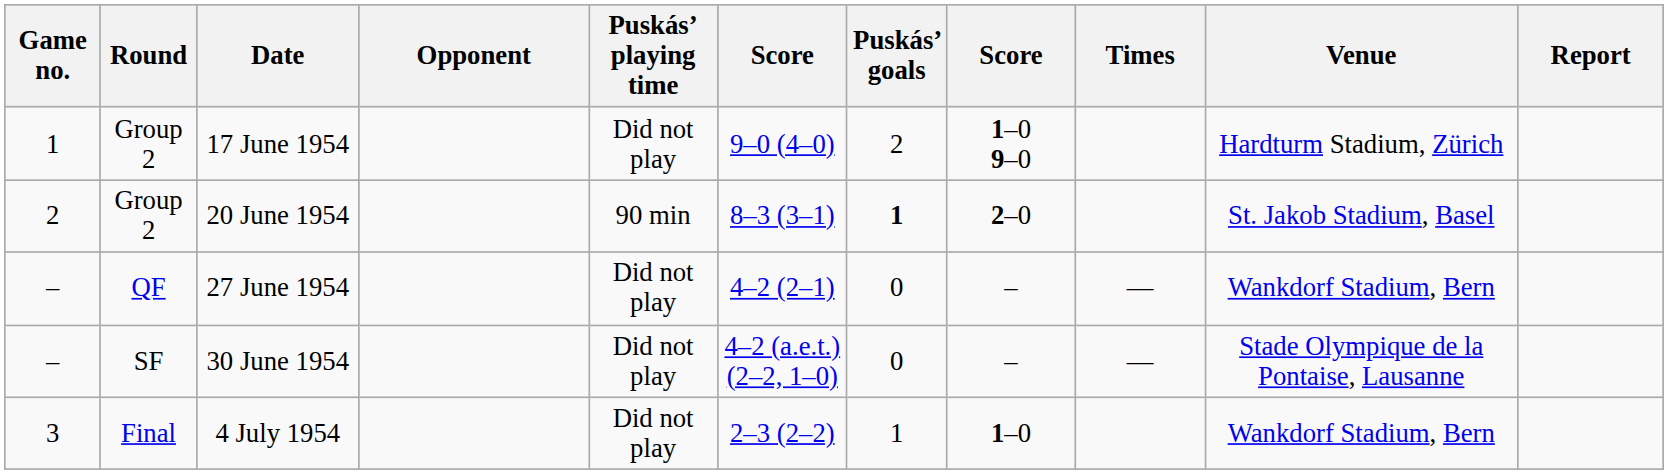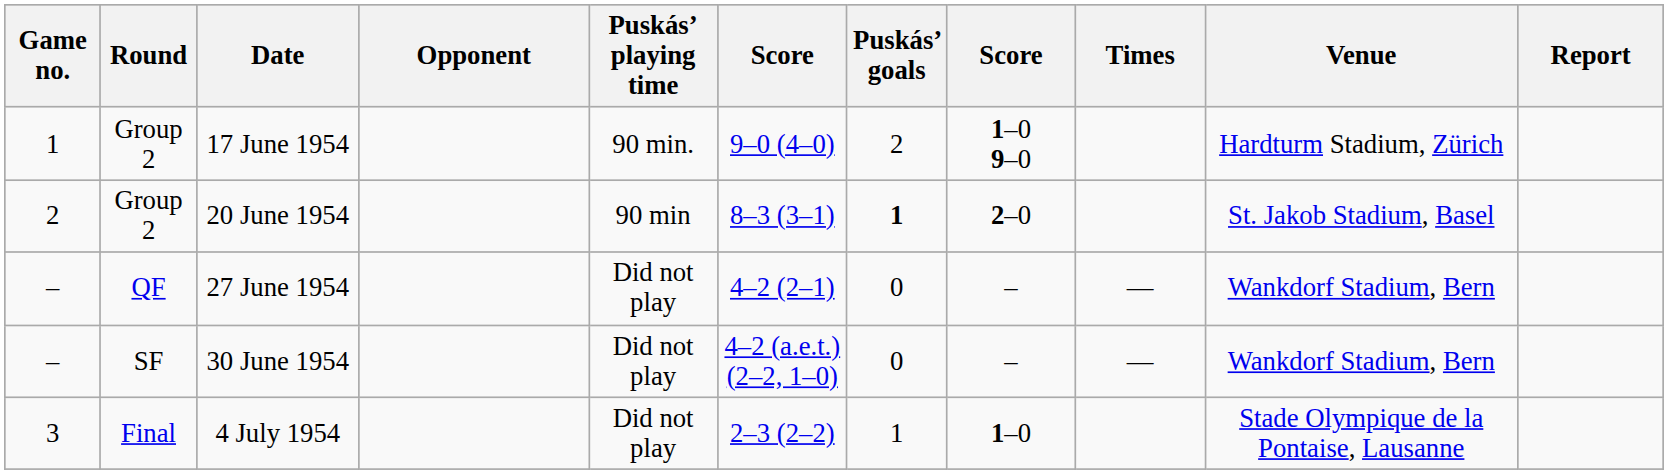(653, 143) Did not play -> (653, 143) 90 min.
(1361, 360) Stade Olympique de la Pontaise, Lausanne -> (1361, 360) Wankdorf Stadium, Bern
(1361, 432) Wankdorf Stadium, Bern -> (1361, 432) Stade Olympique de la Pontaise, Lausanne
